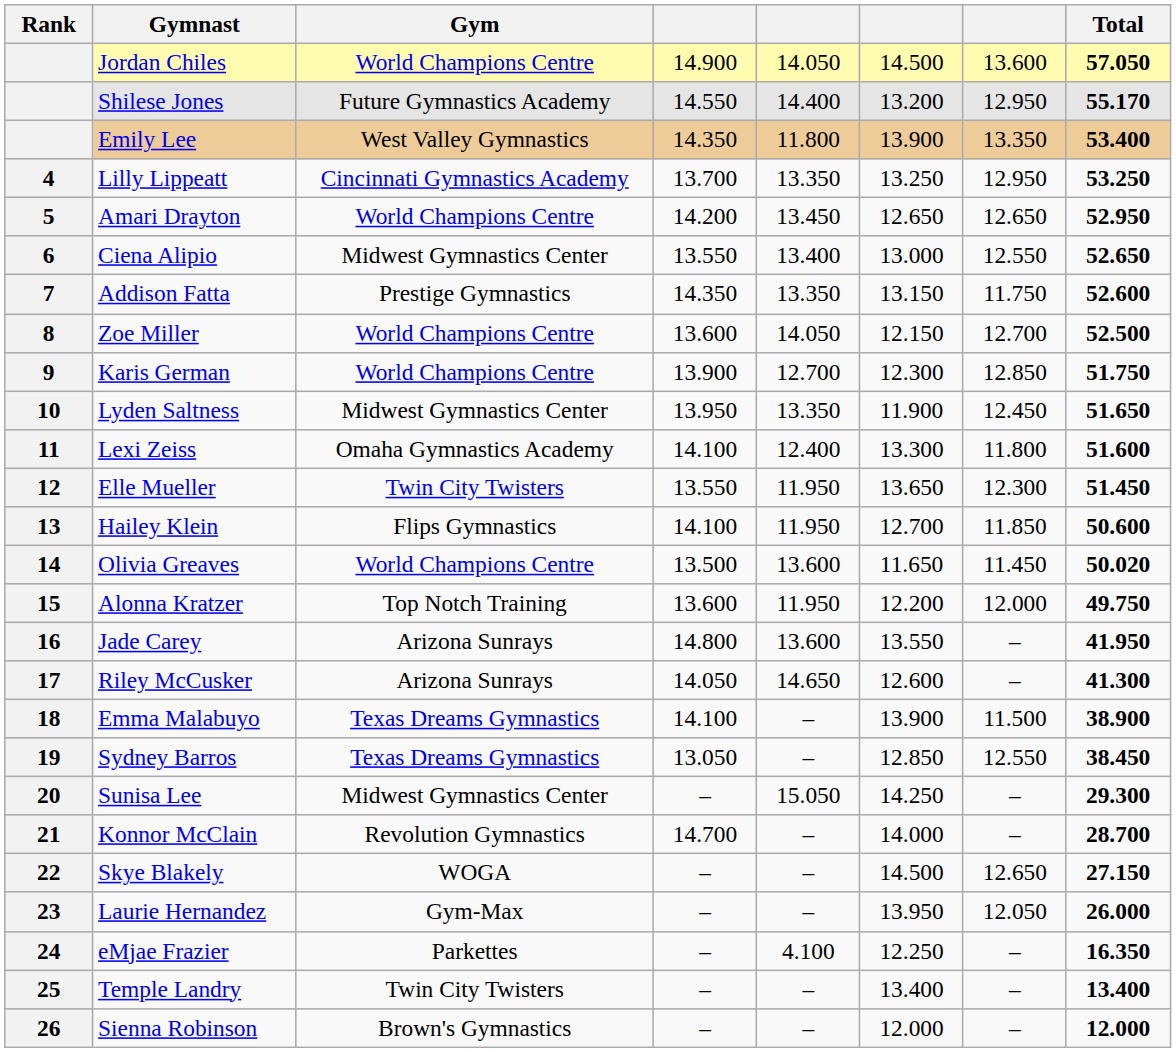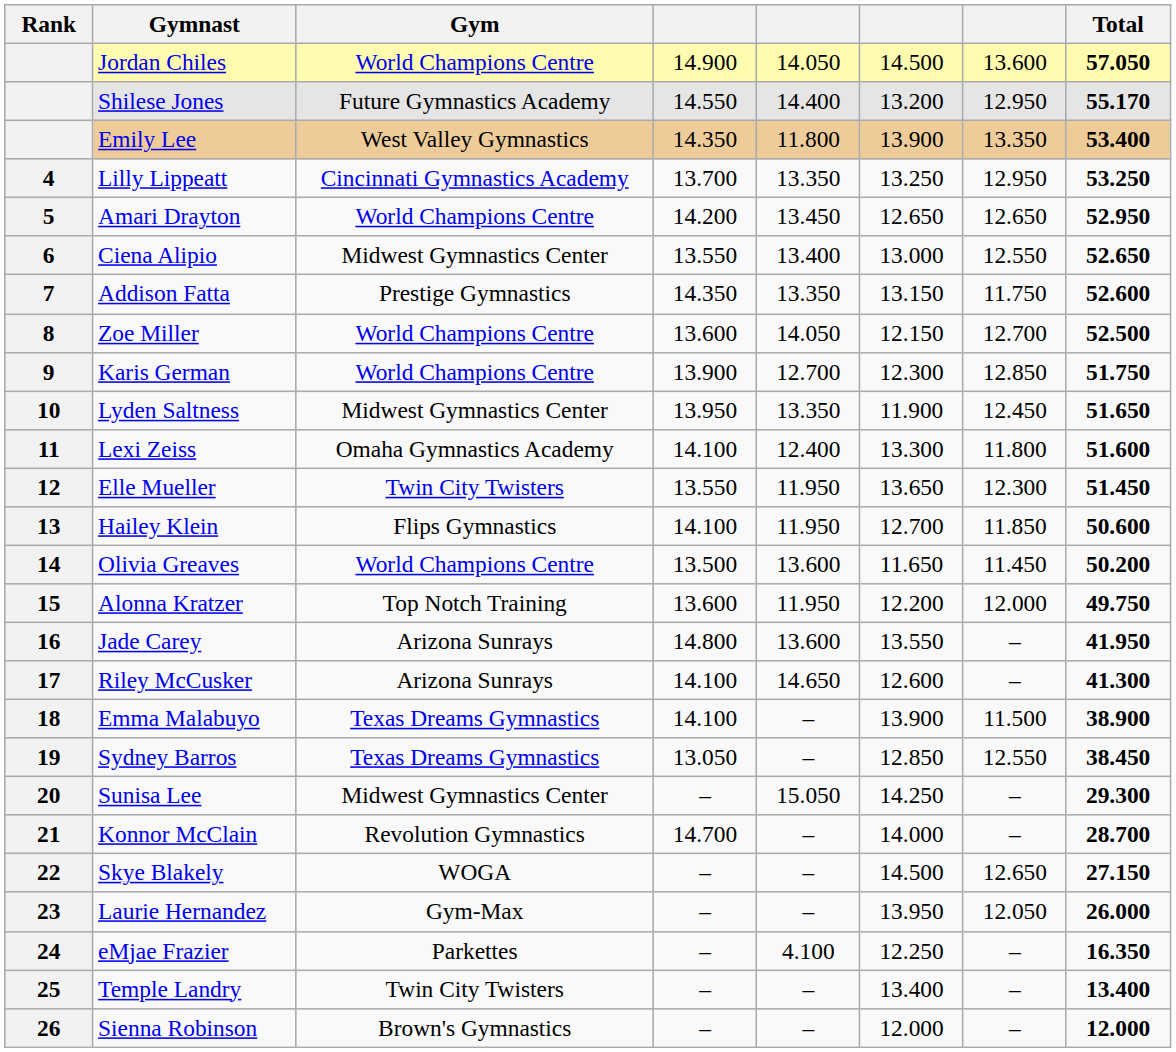(1118, 564) 50.020 -> (1118, 564) 50.200
(705, 680) 14.050 -> (705, 680) 14.100
